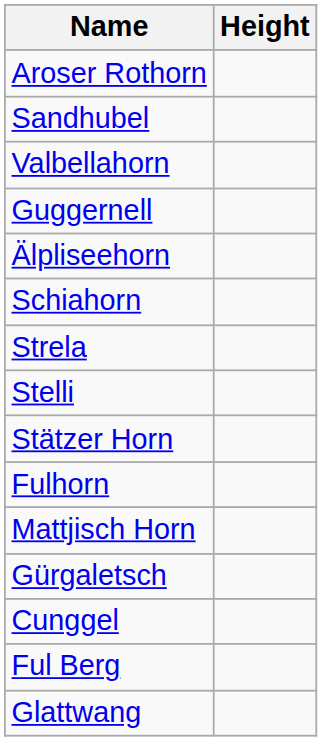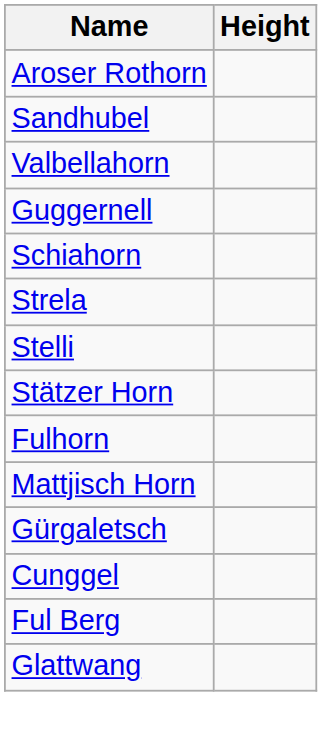- row: (91, 255)
